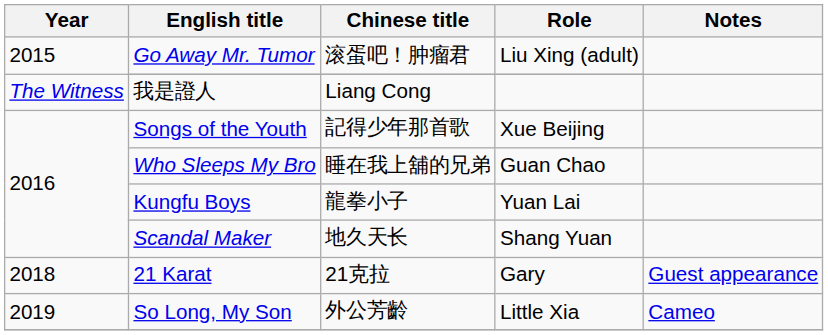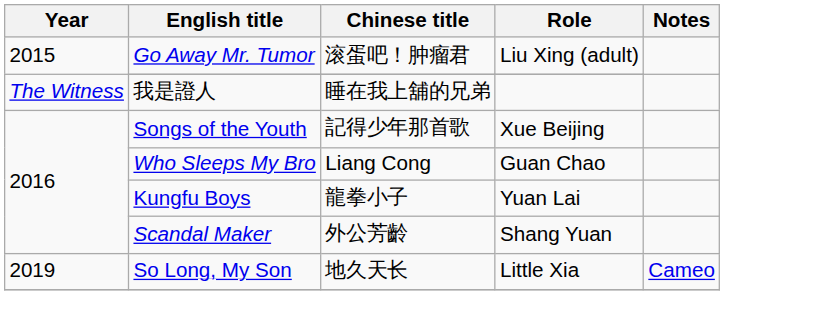(378, 92) Liang Cong -> (408, 91) 睡在我上舖的兄弟
(408, 164) 睡在我上舖的兄弟 -> (378, 163) Liang Cong
(367, 237) 地久天长 -> (367, 234) 外公芳齡
- row: (172, 275)
(367, 311) 外公芳齡 -> (367, 270) 地久天长
